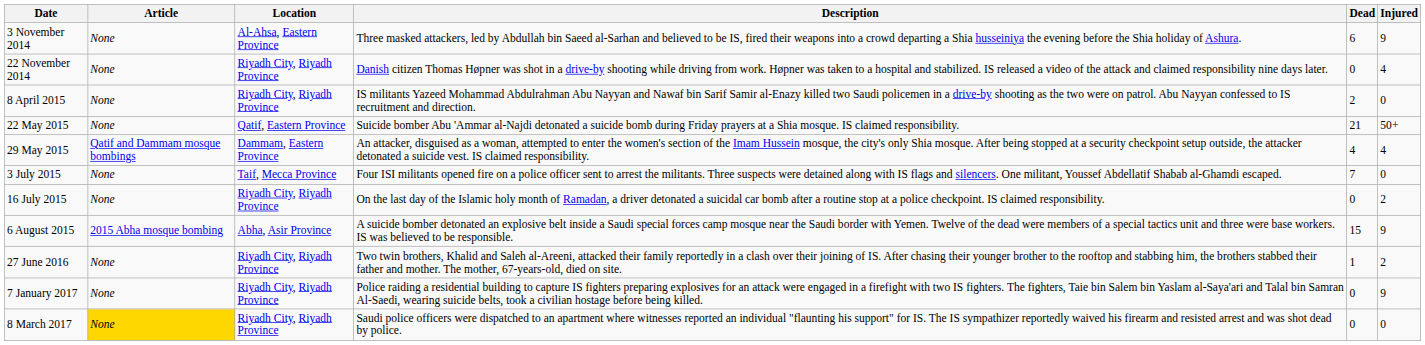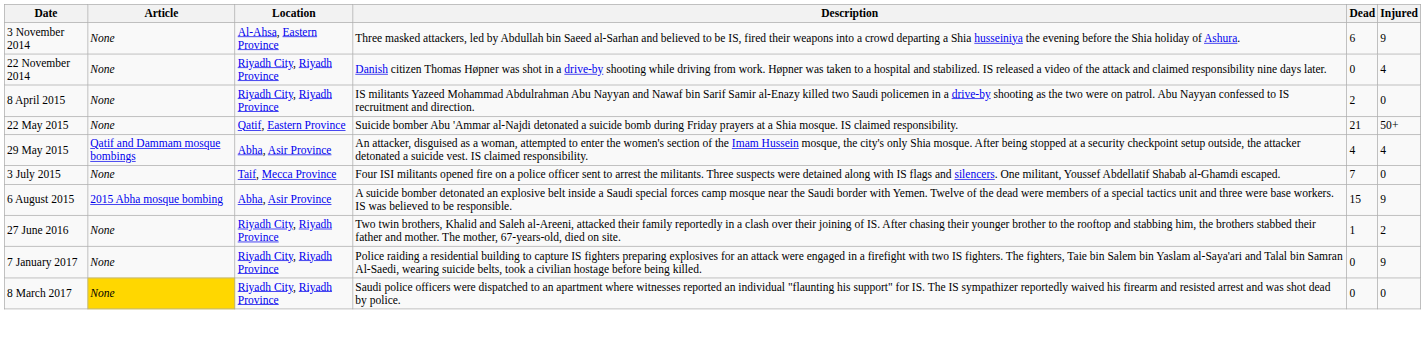(280, 150) Dammam, Eastern Province -> (285, 150) Abha, Asir Province
- row: (37, 199)
